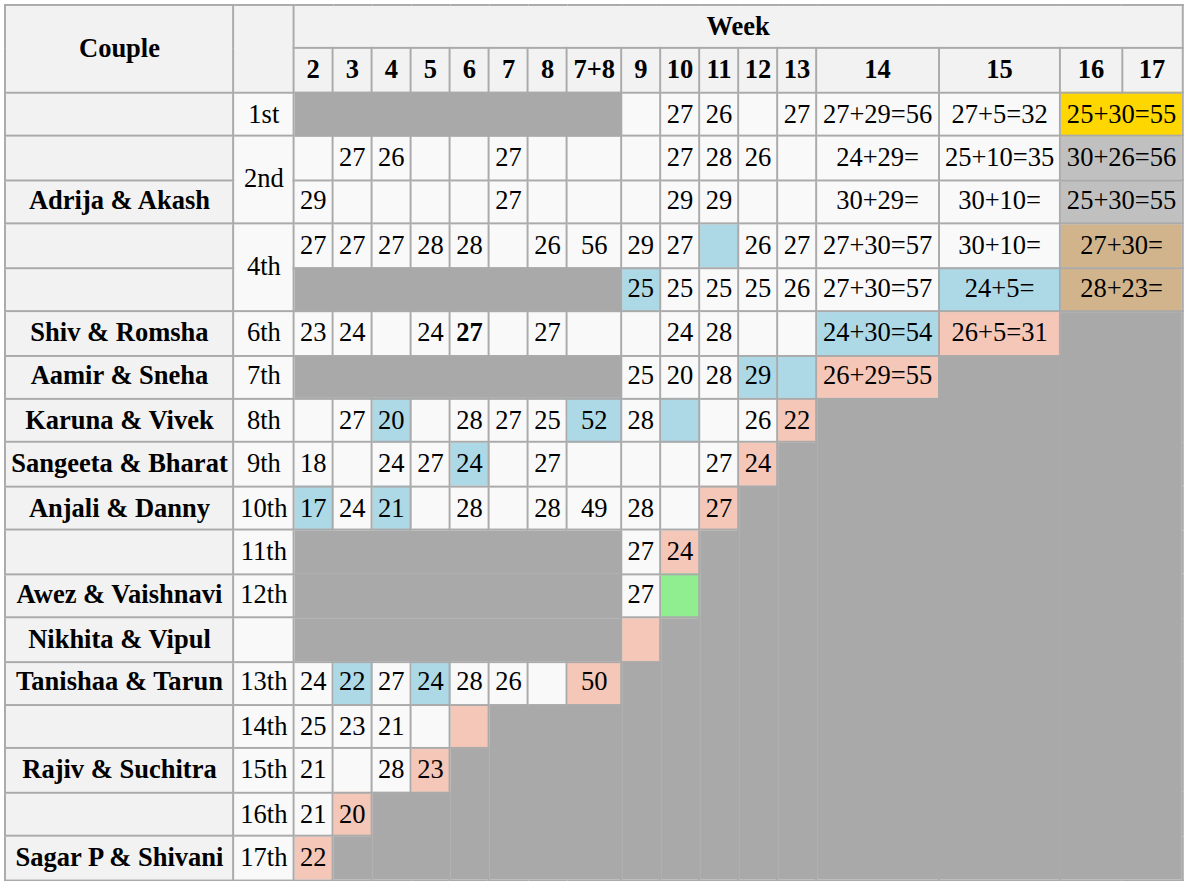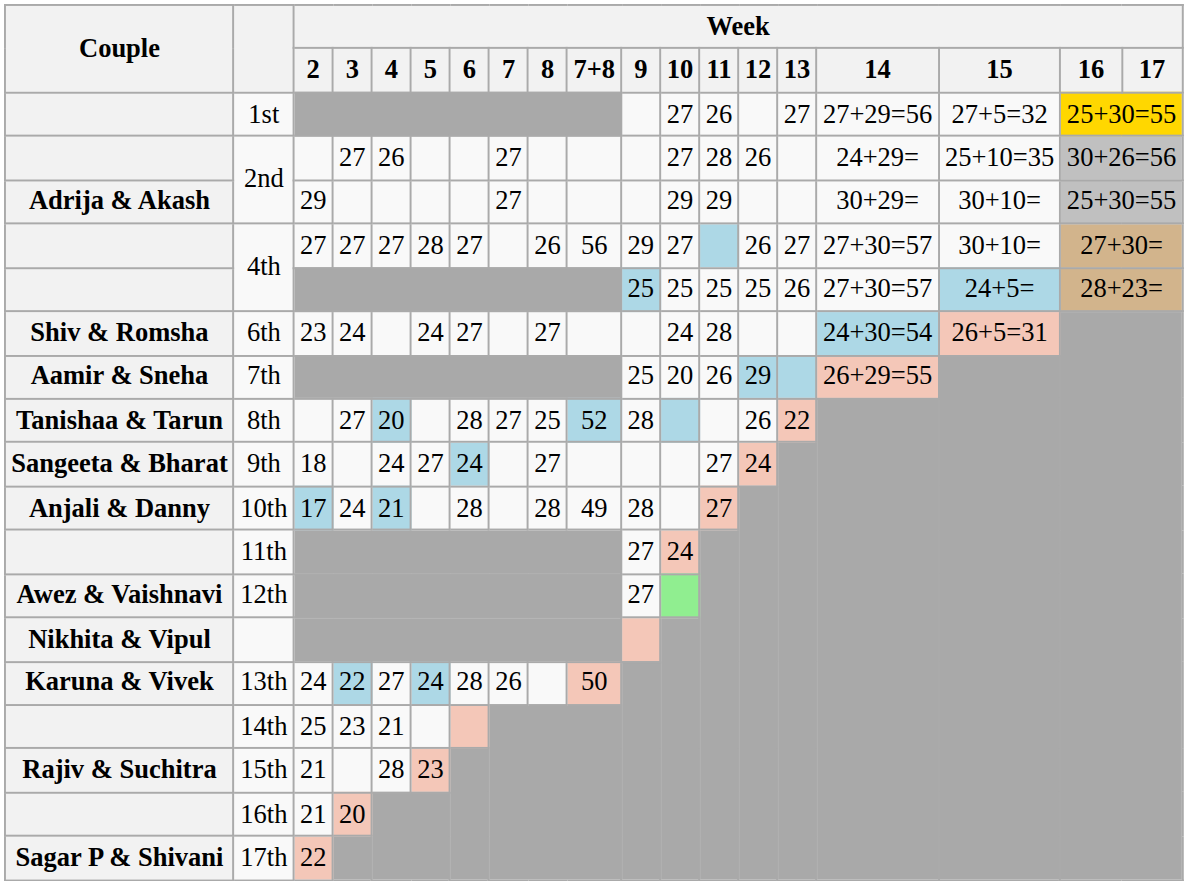(469, 244) 28 -> (469, 244) 27
(469, 332) bold -> (469, 332) normal
(719, 375) 28 -> (719, 375) 26
(119, 419) Karuna & Vivek -> (119, 419) Tanishaa & Tarun
(119, 682) Tanishaa & Tarun -> (119, 682) Karuna & Vivek
